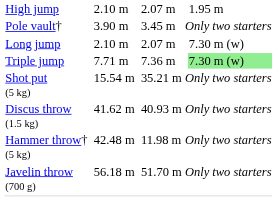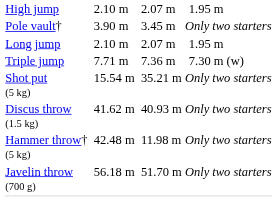(216, 43) 7.30 m (w) -> (206, 43) 1.95 m
(216, 60) lightgreen background -> (216, 60) no background
